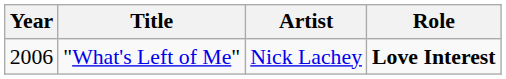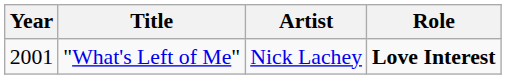(31, 56) 2006 -> (31, 56) 2001
